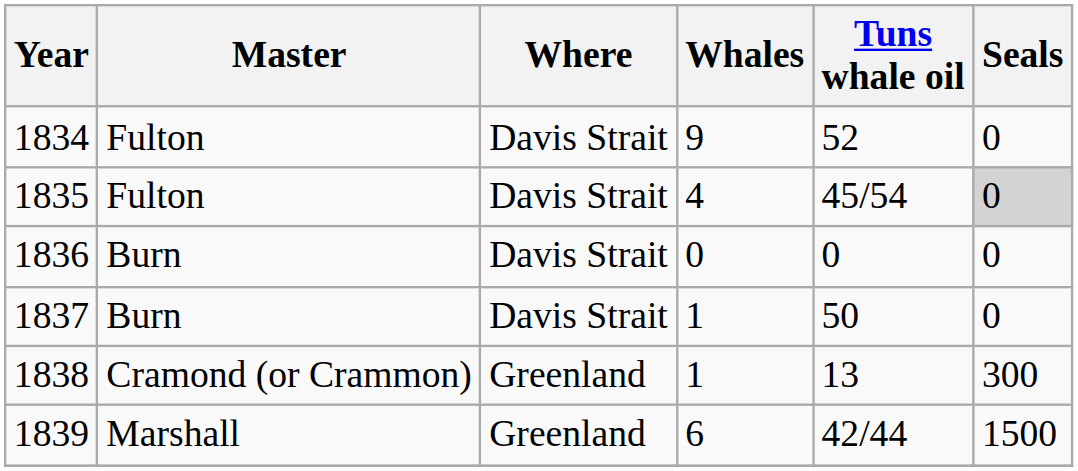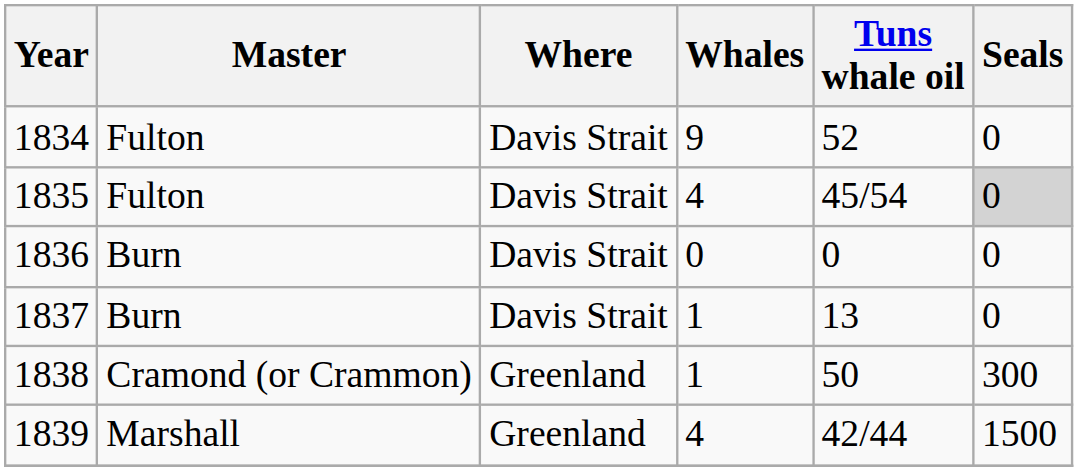(840, 315) 50 -> (840, 315) 13
(840, 374) 13 -> (840, 374) 50
(695, 434) 6 -> (695, 434) 4
